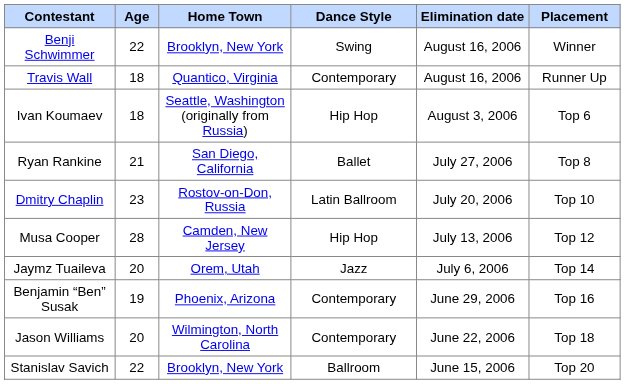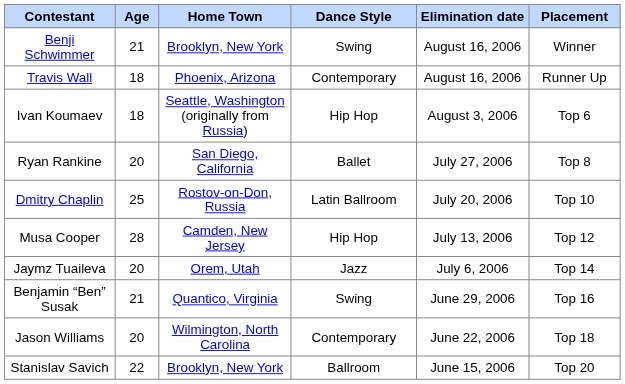(137, 47) 22 -> (137, 47) 21
(225, 77) Quantico, Virginia -> (225, 77) Phoenix, Arizona
(137, 161) 21 -> (137, 161) 20
(137, 199) 23 -> (137, 199) 25
(137, 299) 19 -> (137, 299) 21
(225, 299) Phoenix, Arizona -> (225, 299) Quantico, Virginia
(354, 299) Contemporary -> (354, 299) Swing
